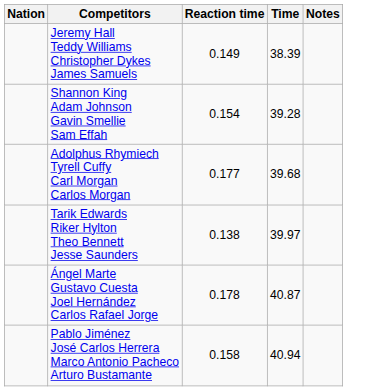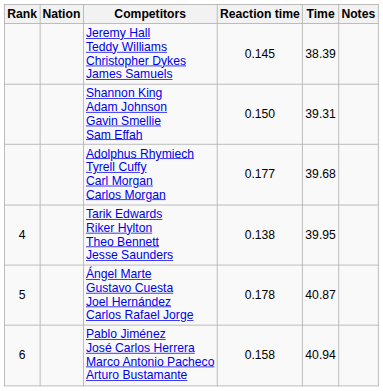+ column: (22, 14)
(225, 53) 0.149 -> (260, 53) 0.145
(225, 114) 0.154 -> (260, 114) 0.150
(285, 114) 39.28 -> (321, 114) 39.31
(285, 234) 39.97 -> (321, 234) 39.95
